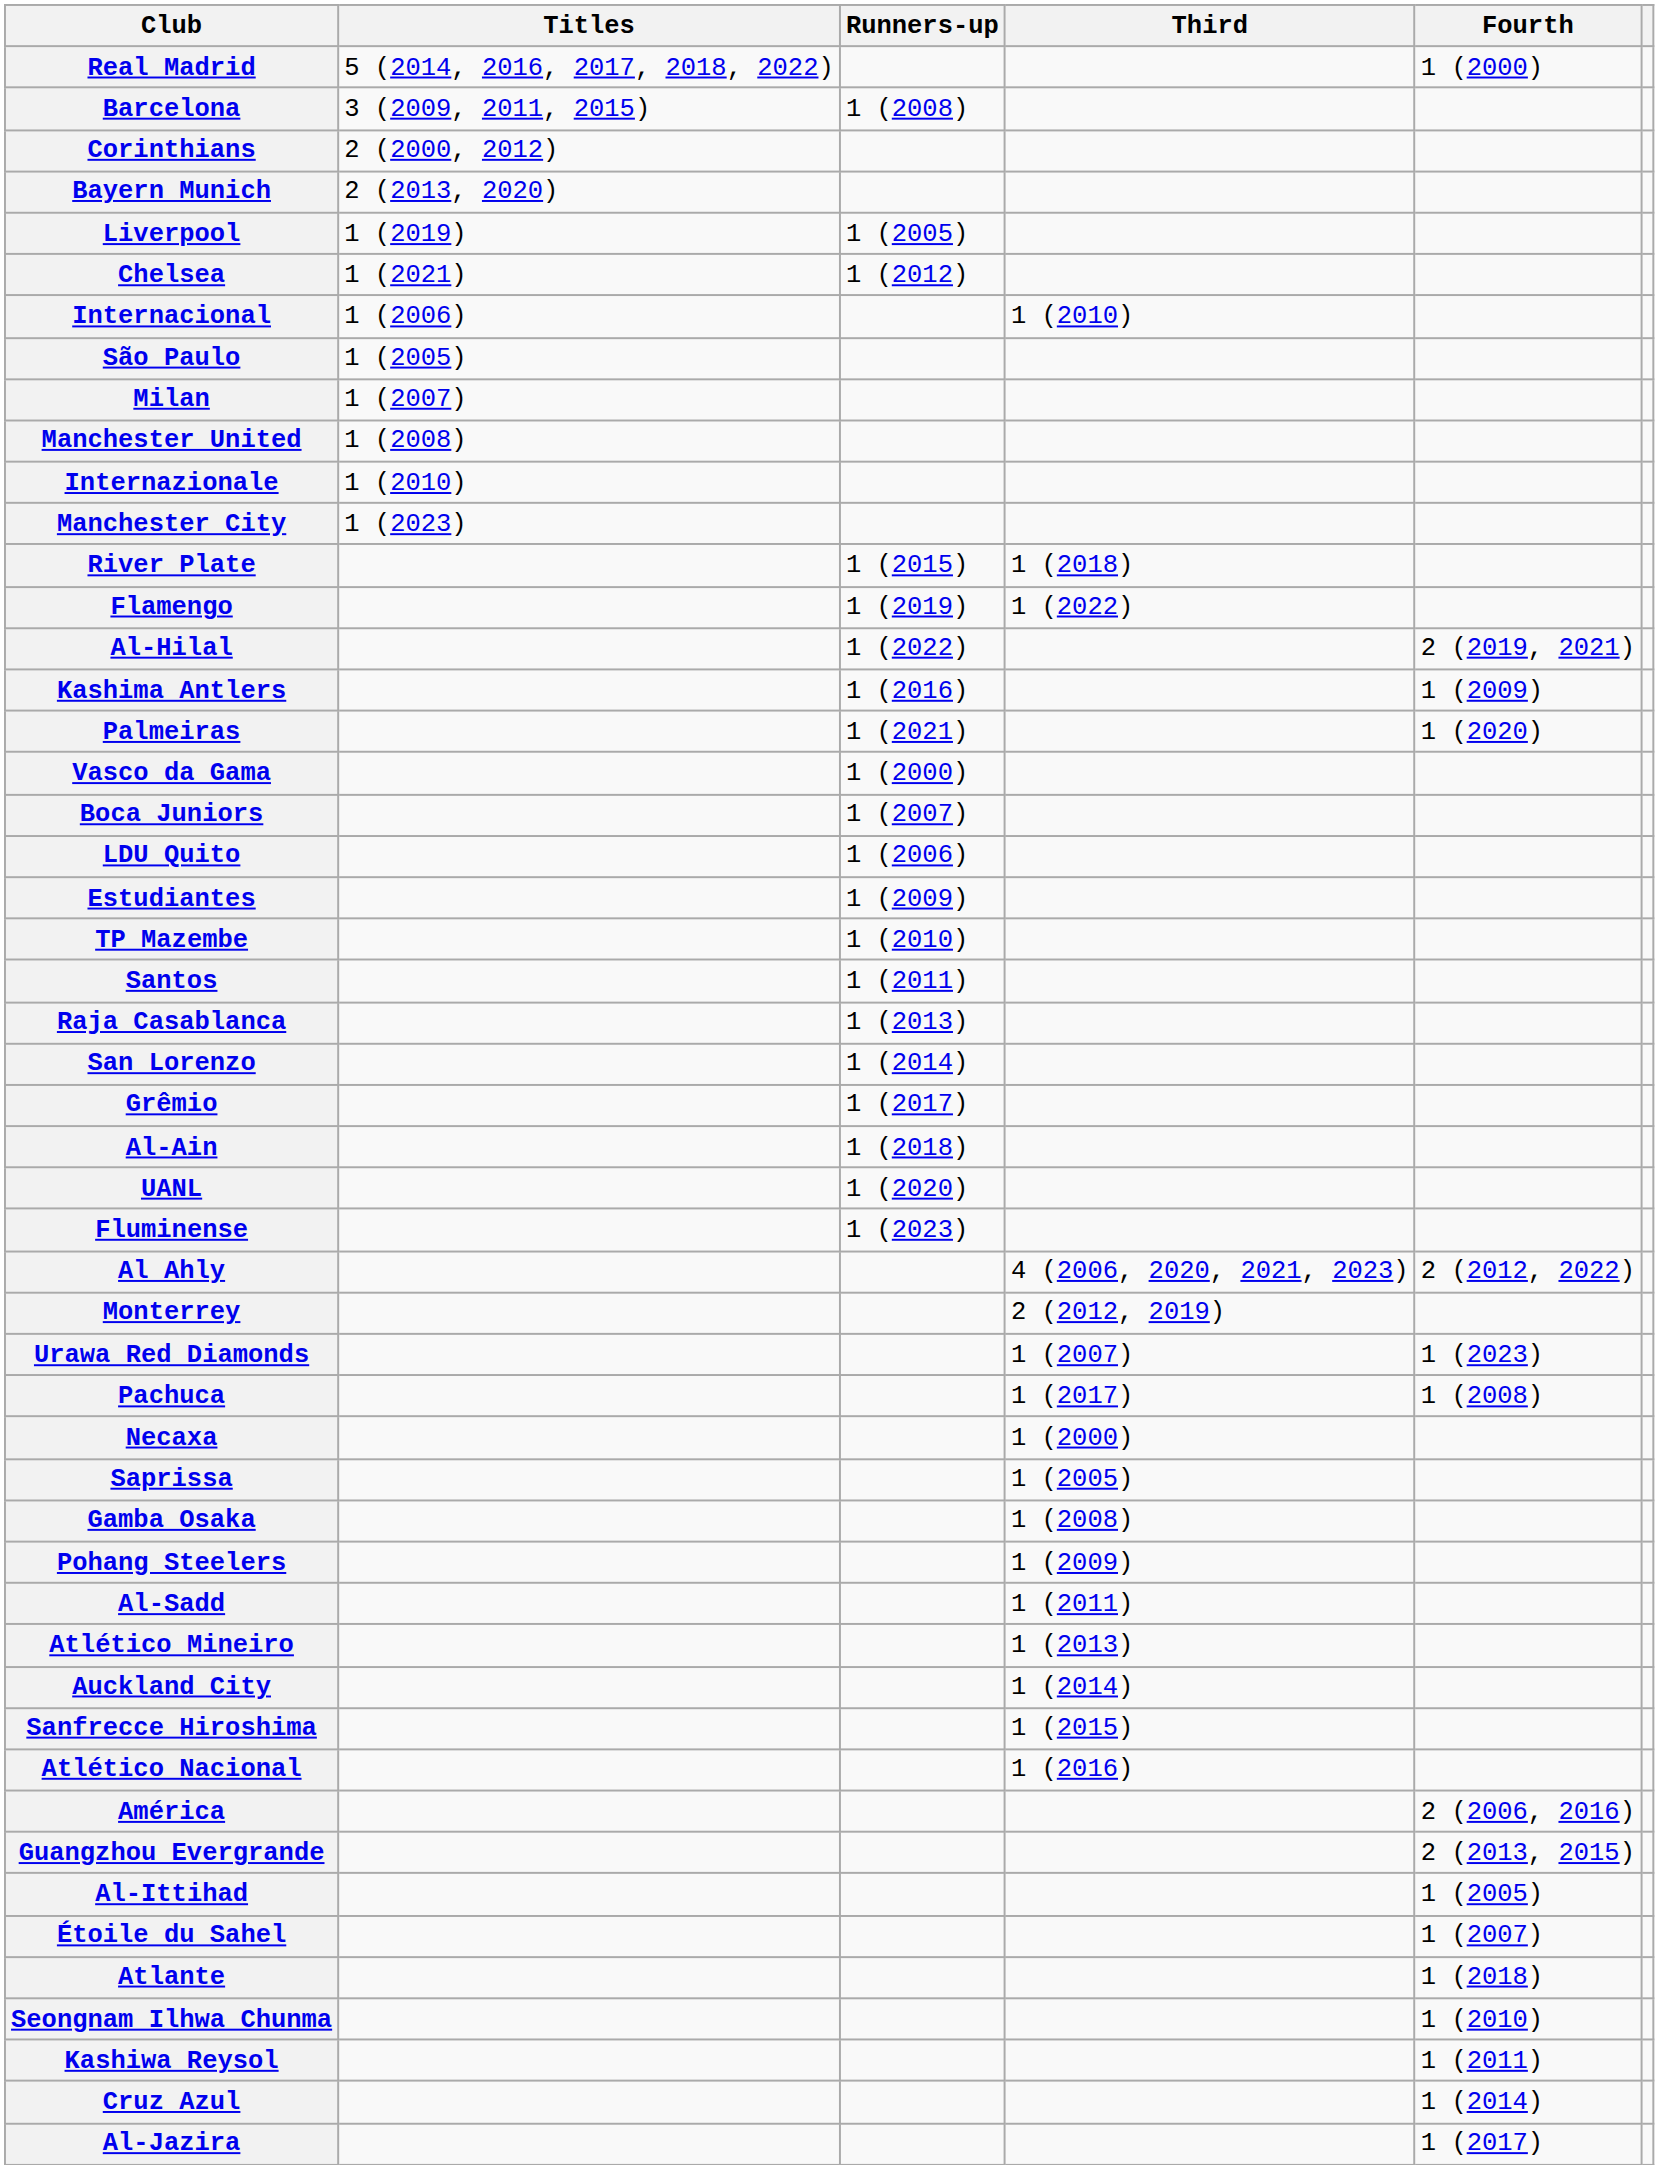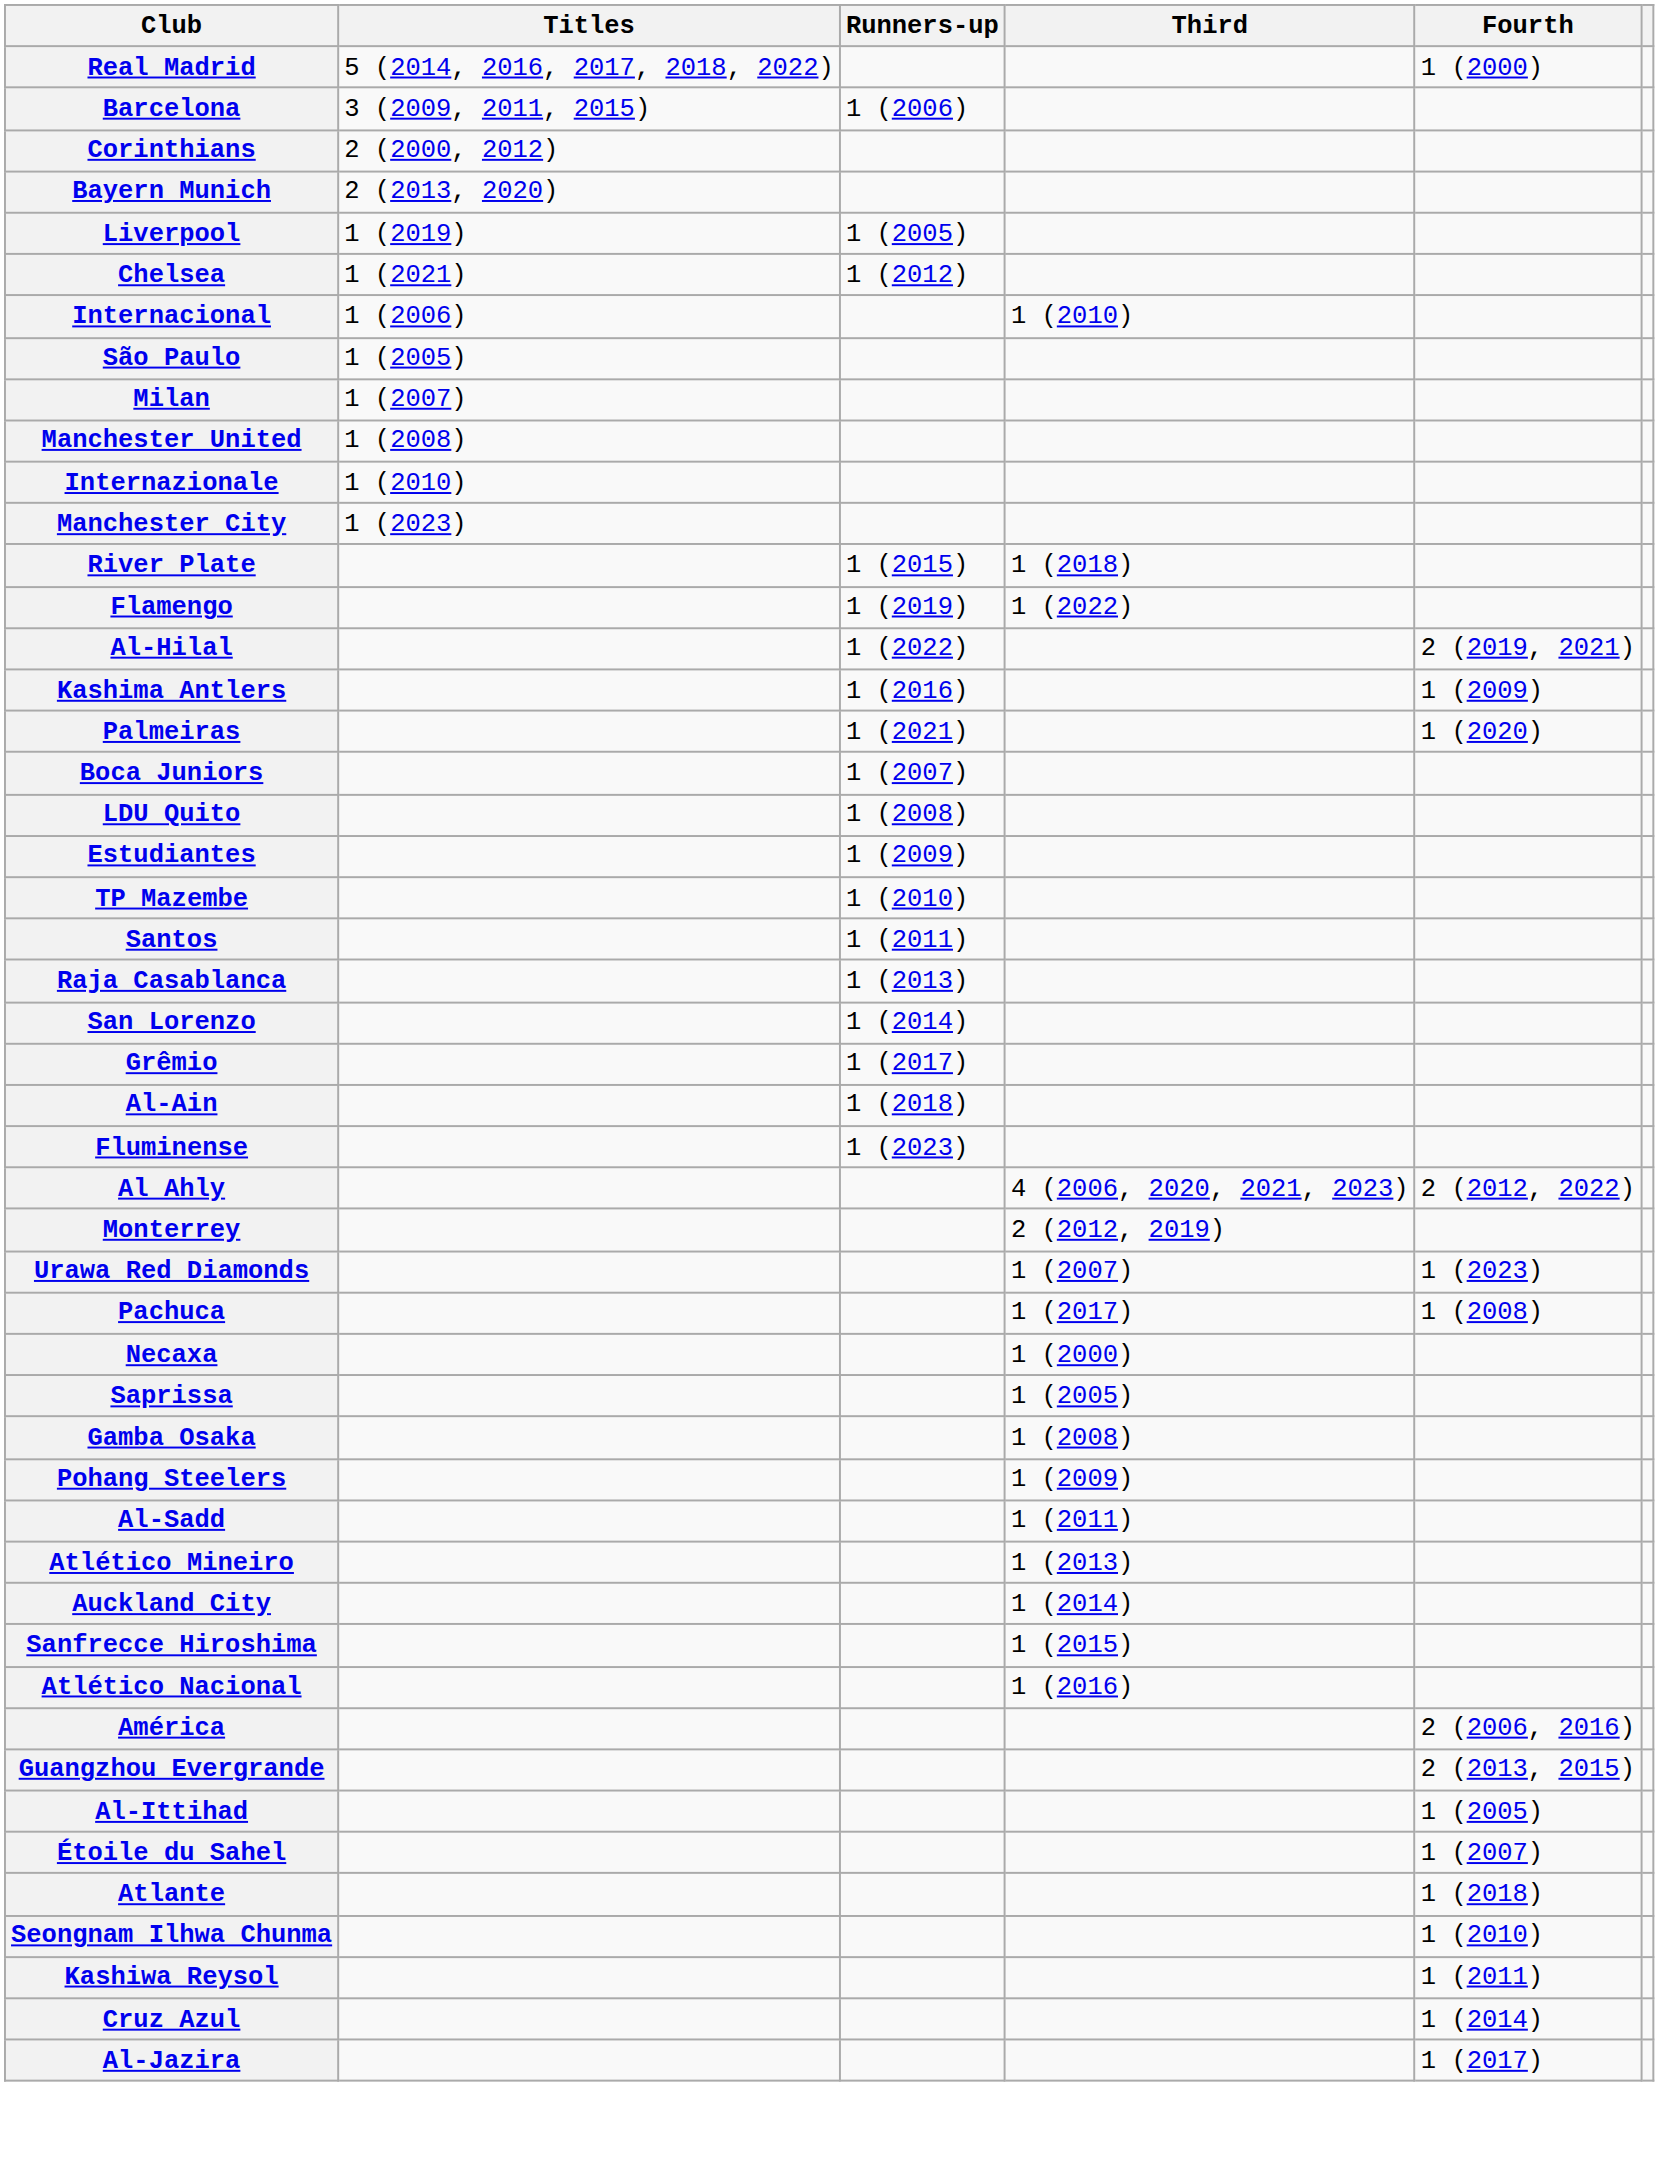(907, 109) 1 (2008) -> (907, 109) 1 (2006)
- row: (172, 773)
(907, 856) 1 (2006) -> (907, 815) 1 (2008)
- row: (172, 1189)
